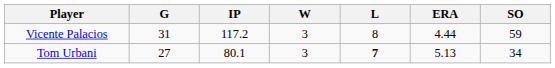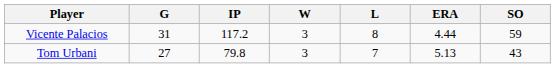(235, 53) 80.1 -> (235, 53) 79.8
(375, 53) bold -> (375, 53) normal
(515, 53) 34 -> (515, 53) 43
